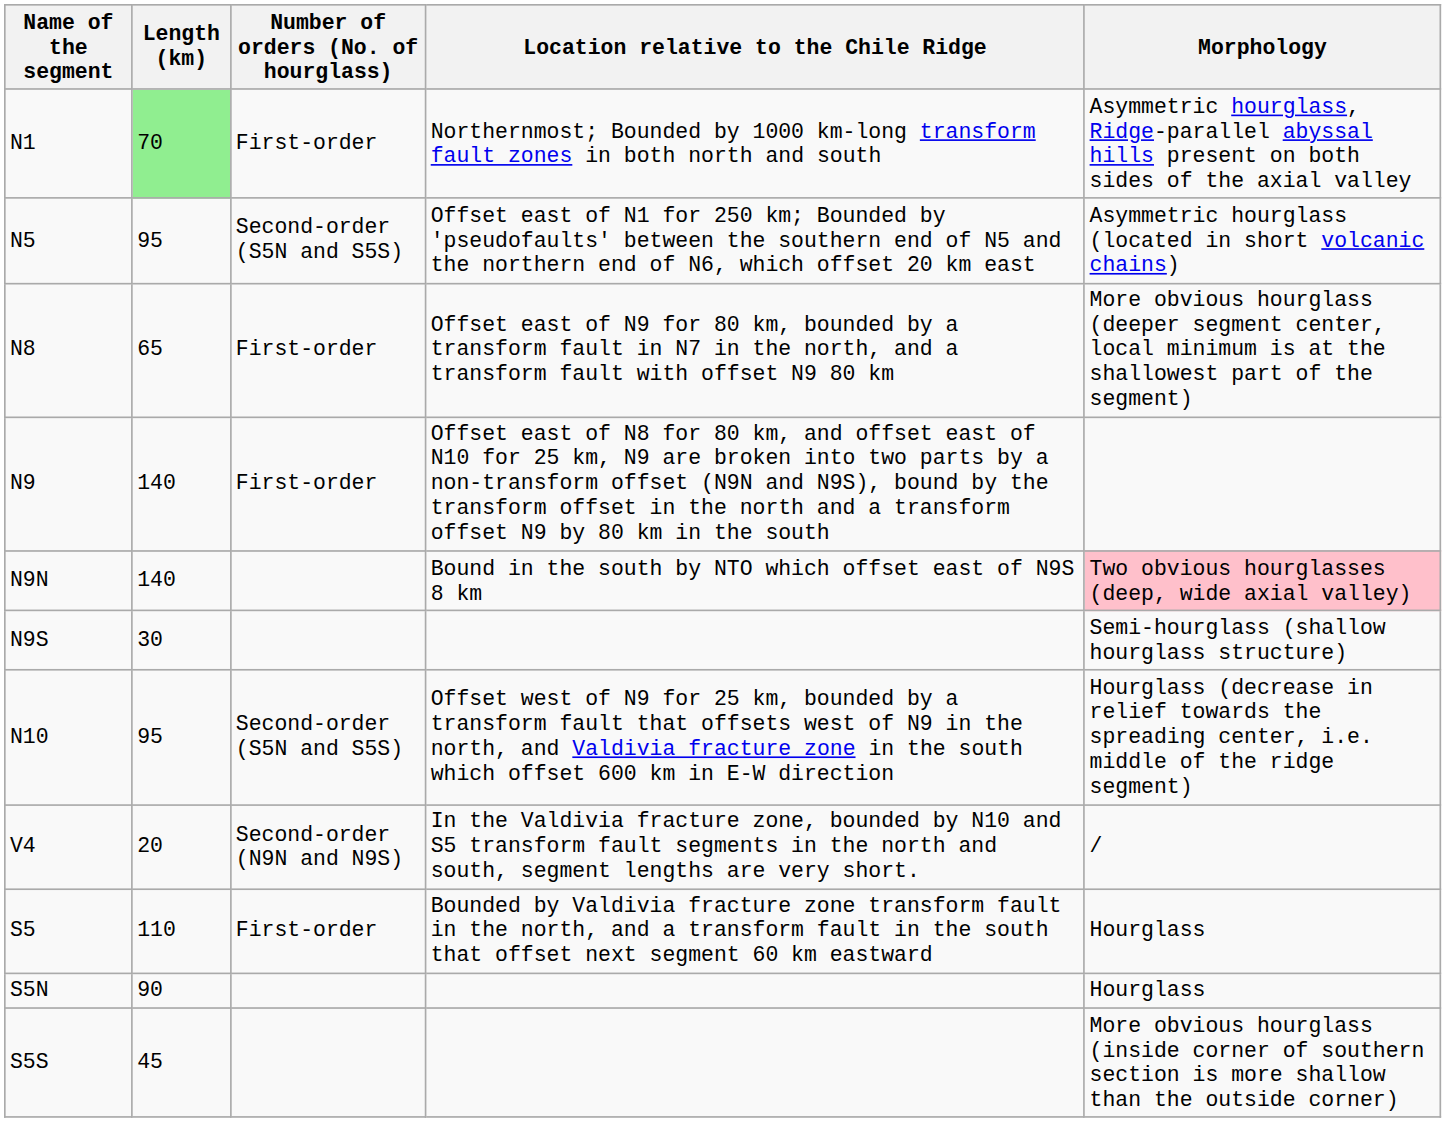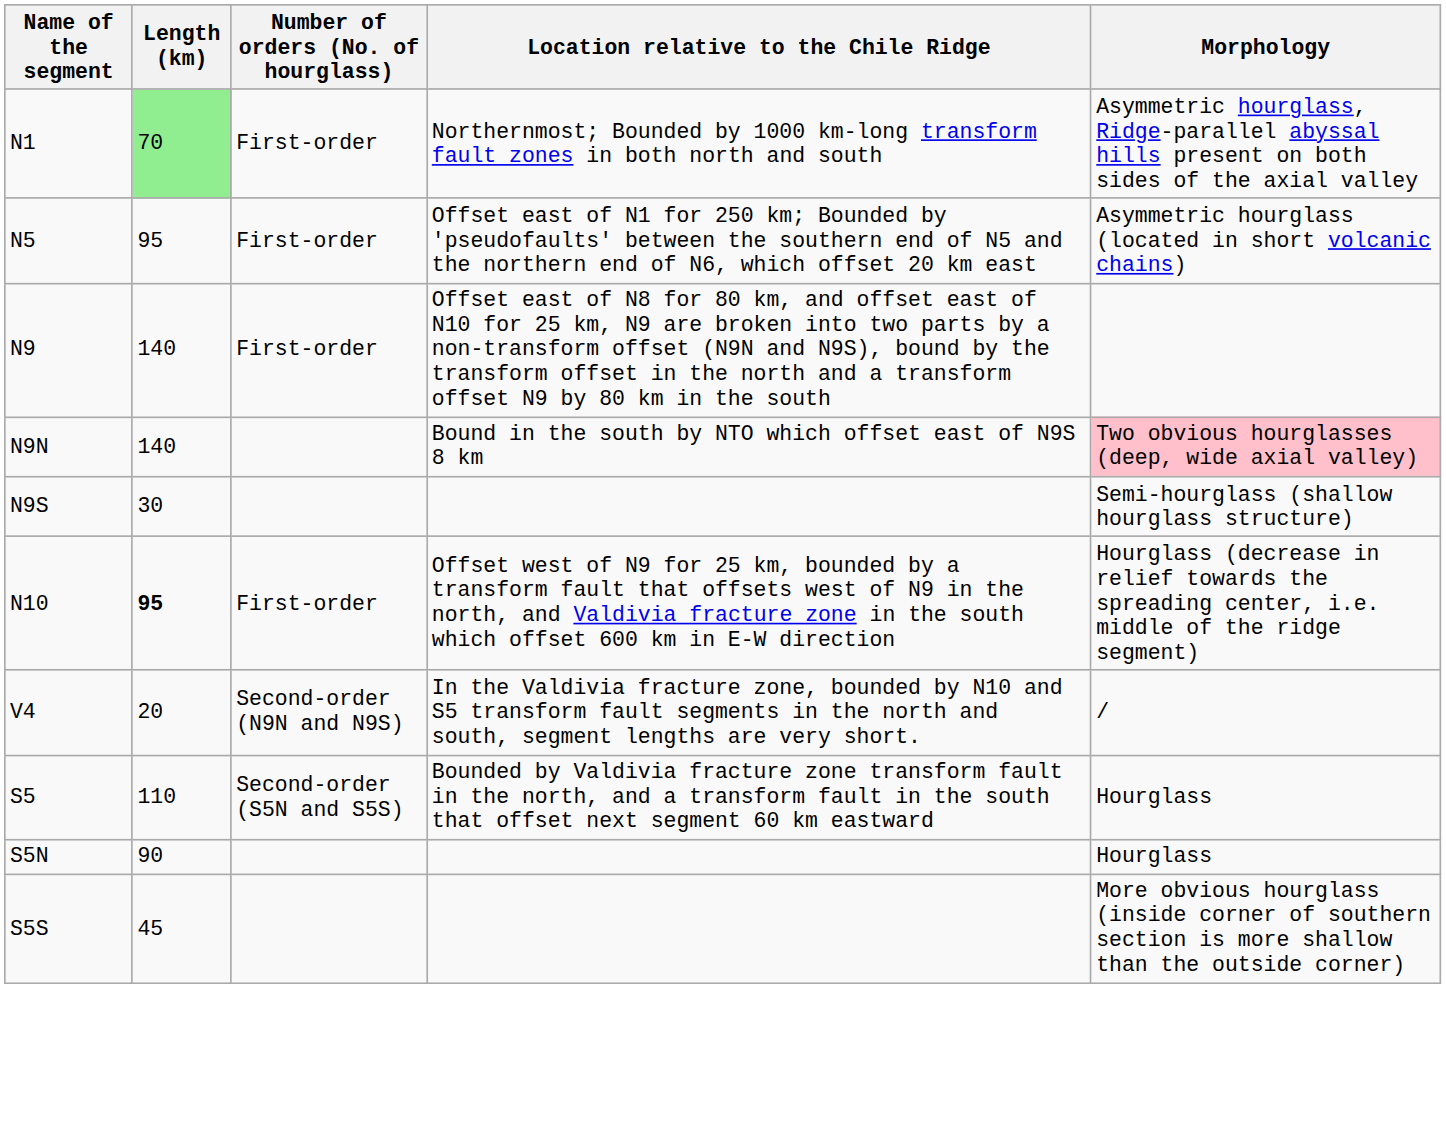(319, 241) Second-order (S5N and S5S) -> (307, 241) First-order
- row: (23, 350)
(150, 737) normal -> (150, 603) bold
(319, 737) Second-order (S5N and S5S) -> (307, 603) First-order
(307, 931) First-order -> (320, 797) Second-order (S5N and S5S)
